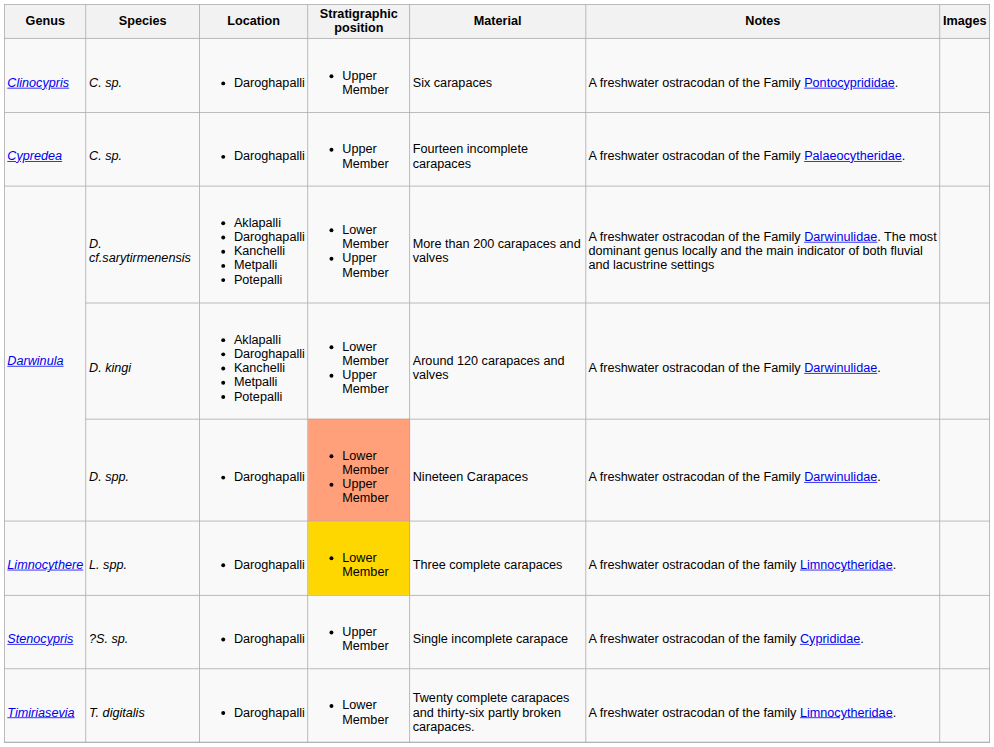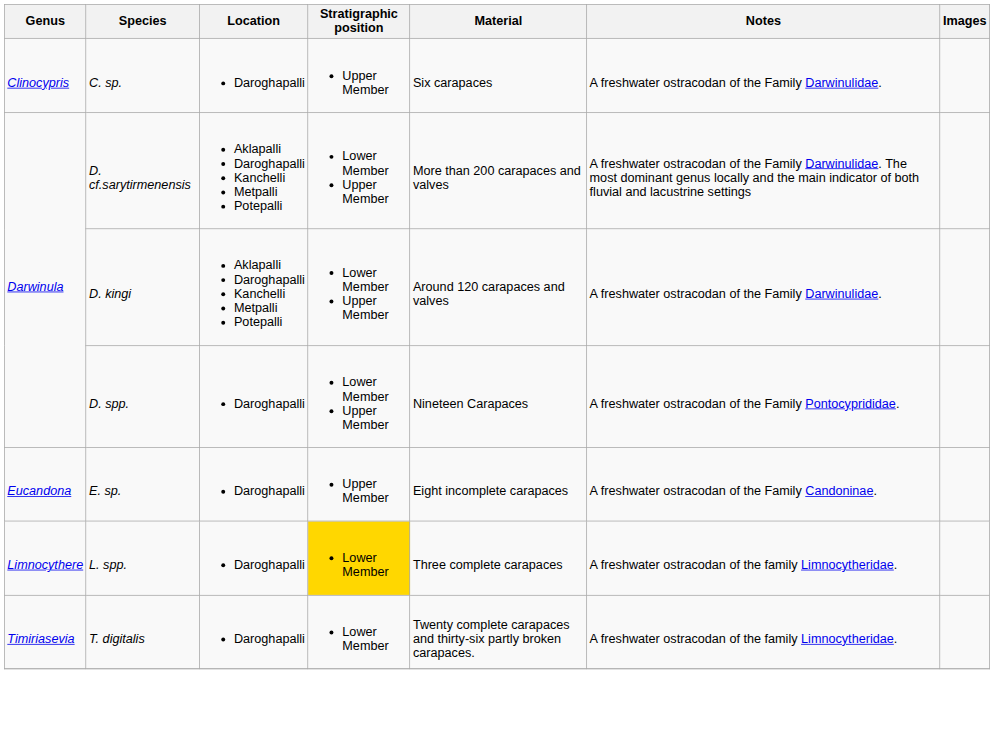(743, 82) A freshwater ostracodan of the Family Pontocyprididae. -> (736, 82) A freshwater ostracodan of the Family Darwinulidae.
- row: (35, 156)
(359, 477) lightsalmon background -> (359, 403) no background
(735, 477) A freshwater ostracodan of the Family Darwinulidae. -> (745, 403) A freshwater ostracodan of the Family Pontocyprididae.
+ row: (39, 491)
- row: (40, 639)
